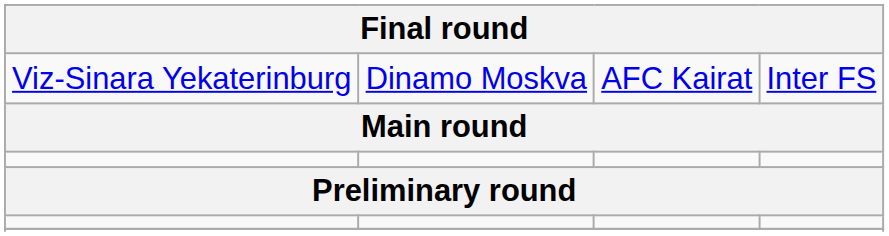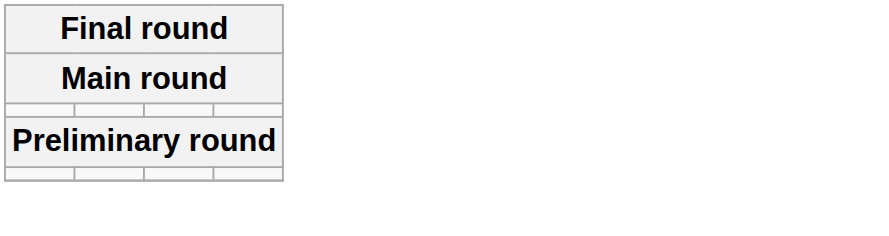- row: (182, 77)
